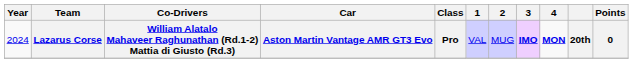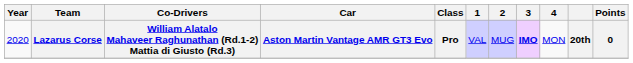(18, 39) 2024 -> (18, 39) 2020
(554, 39) bold -> (554, 39) normal
